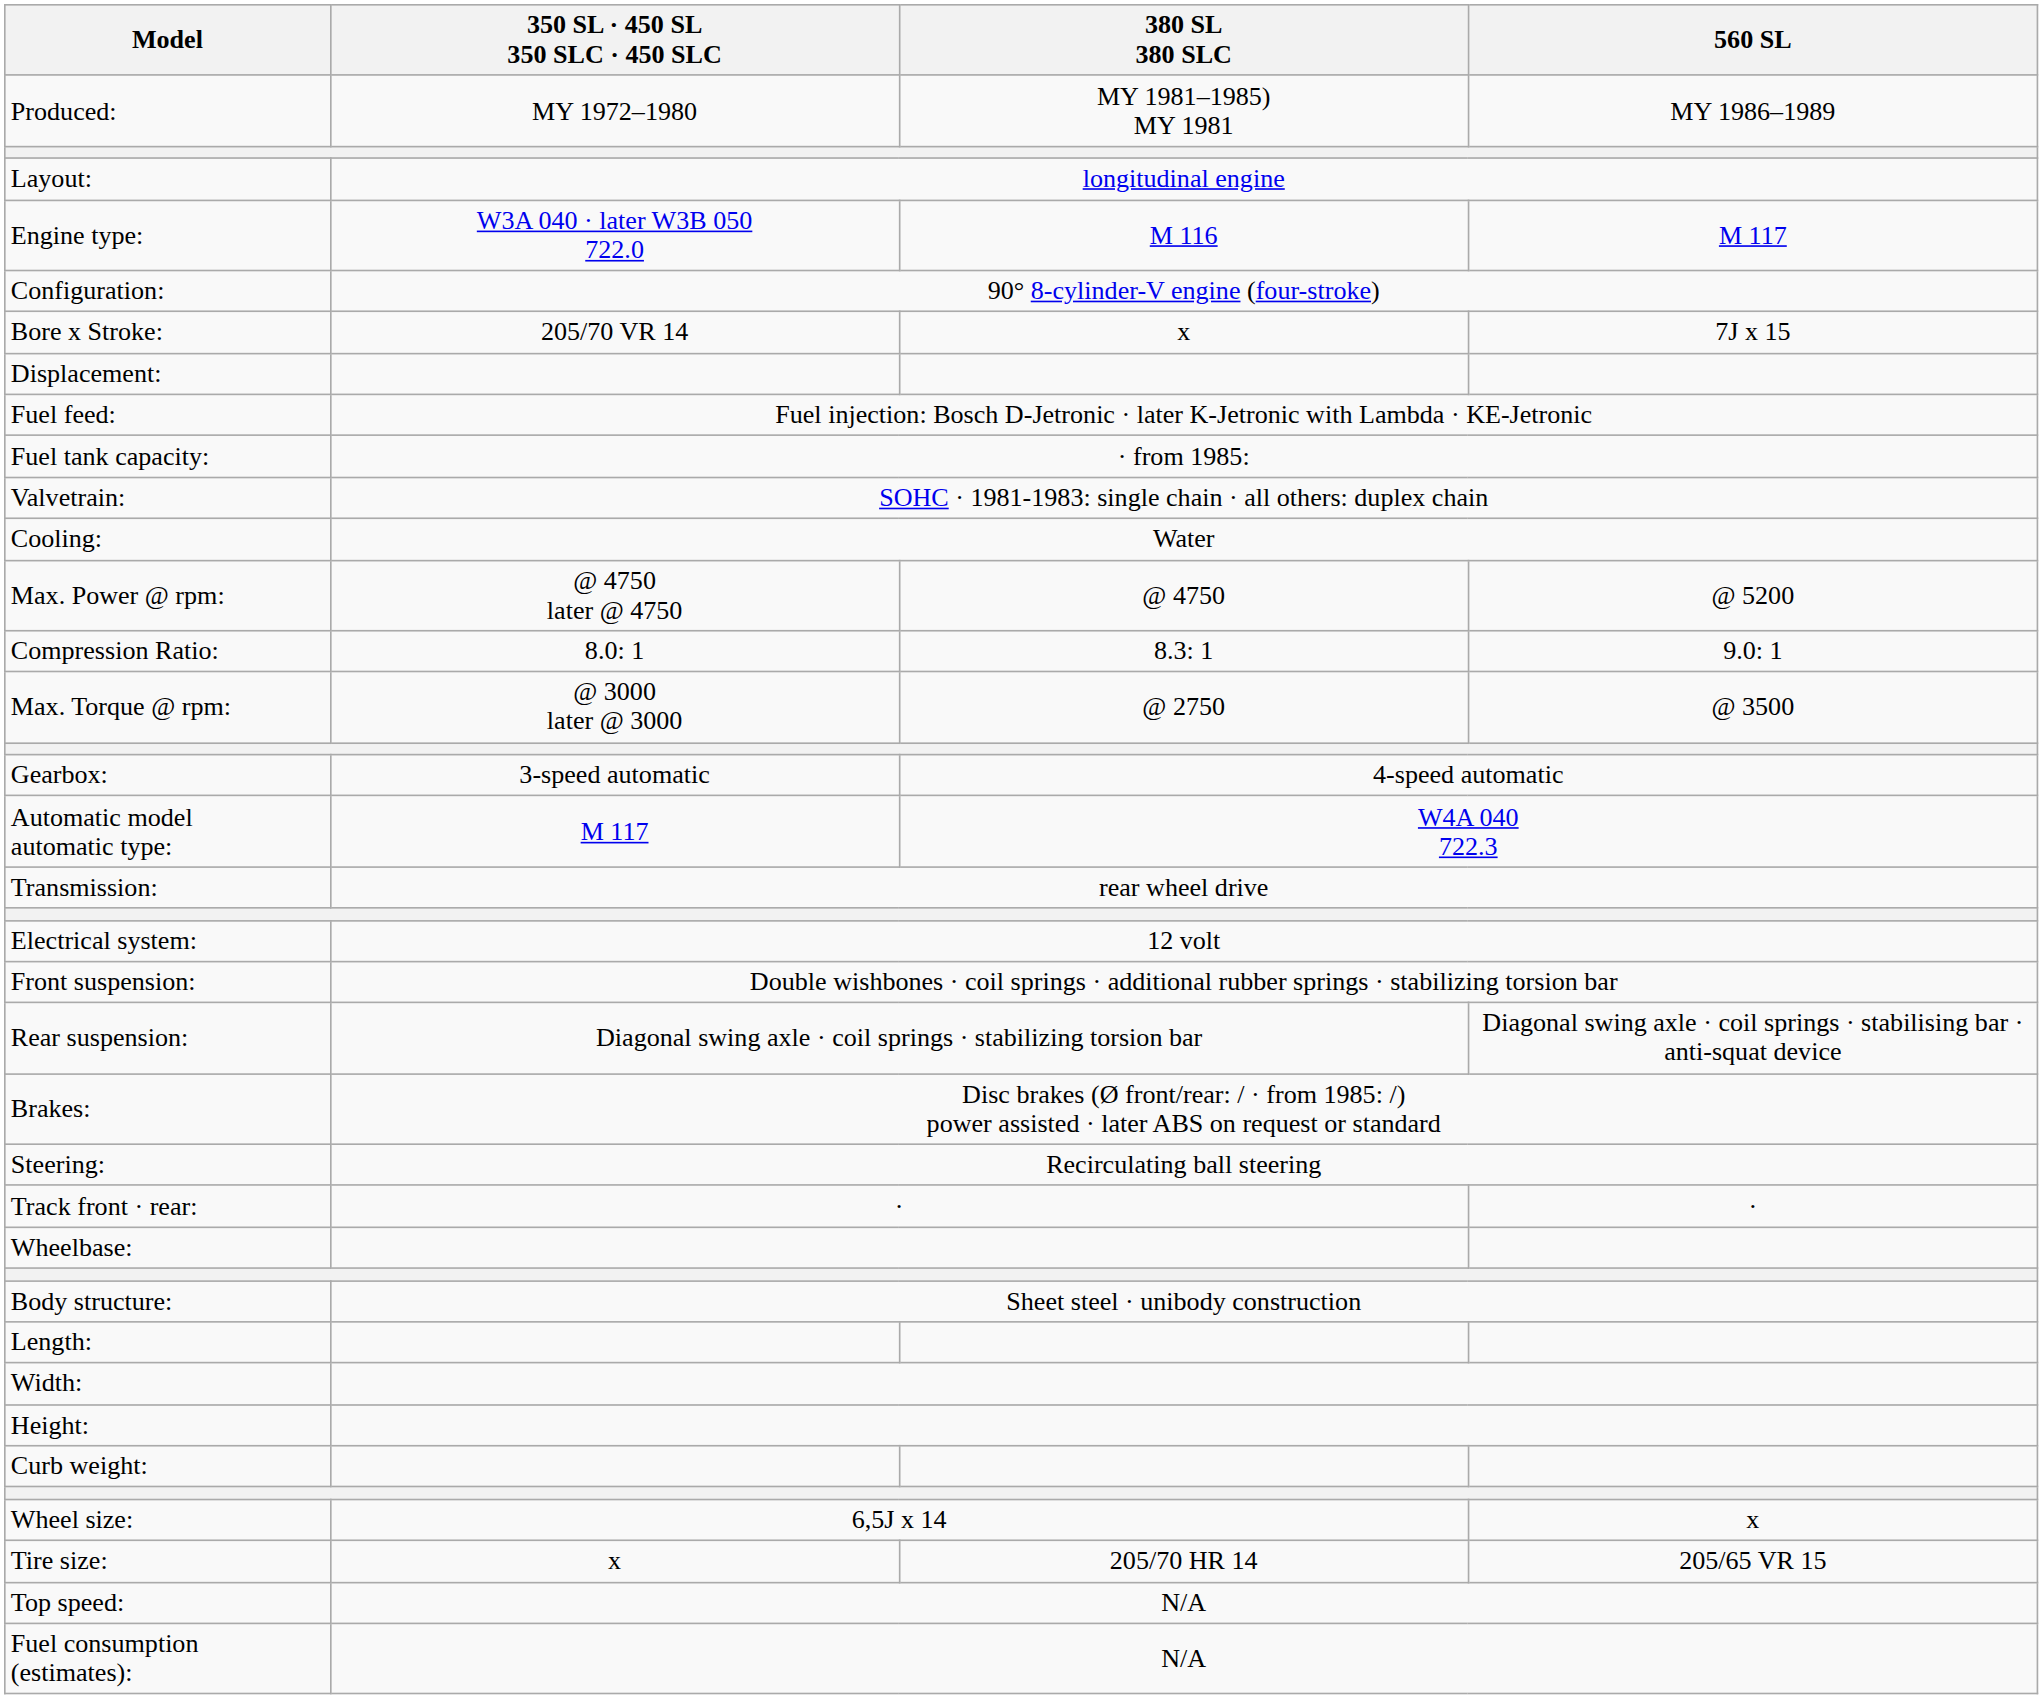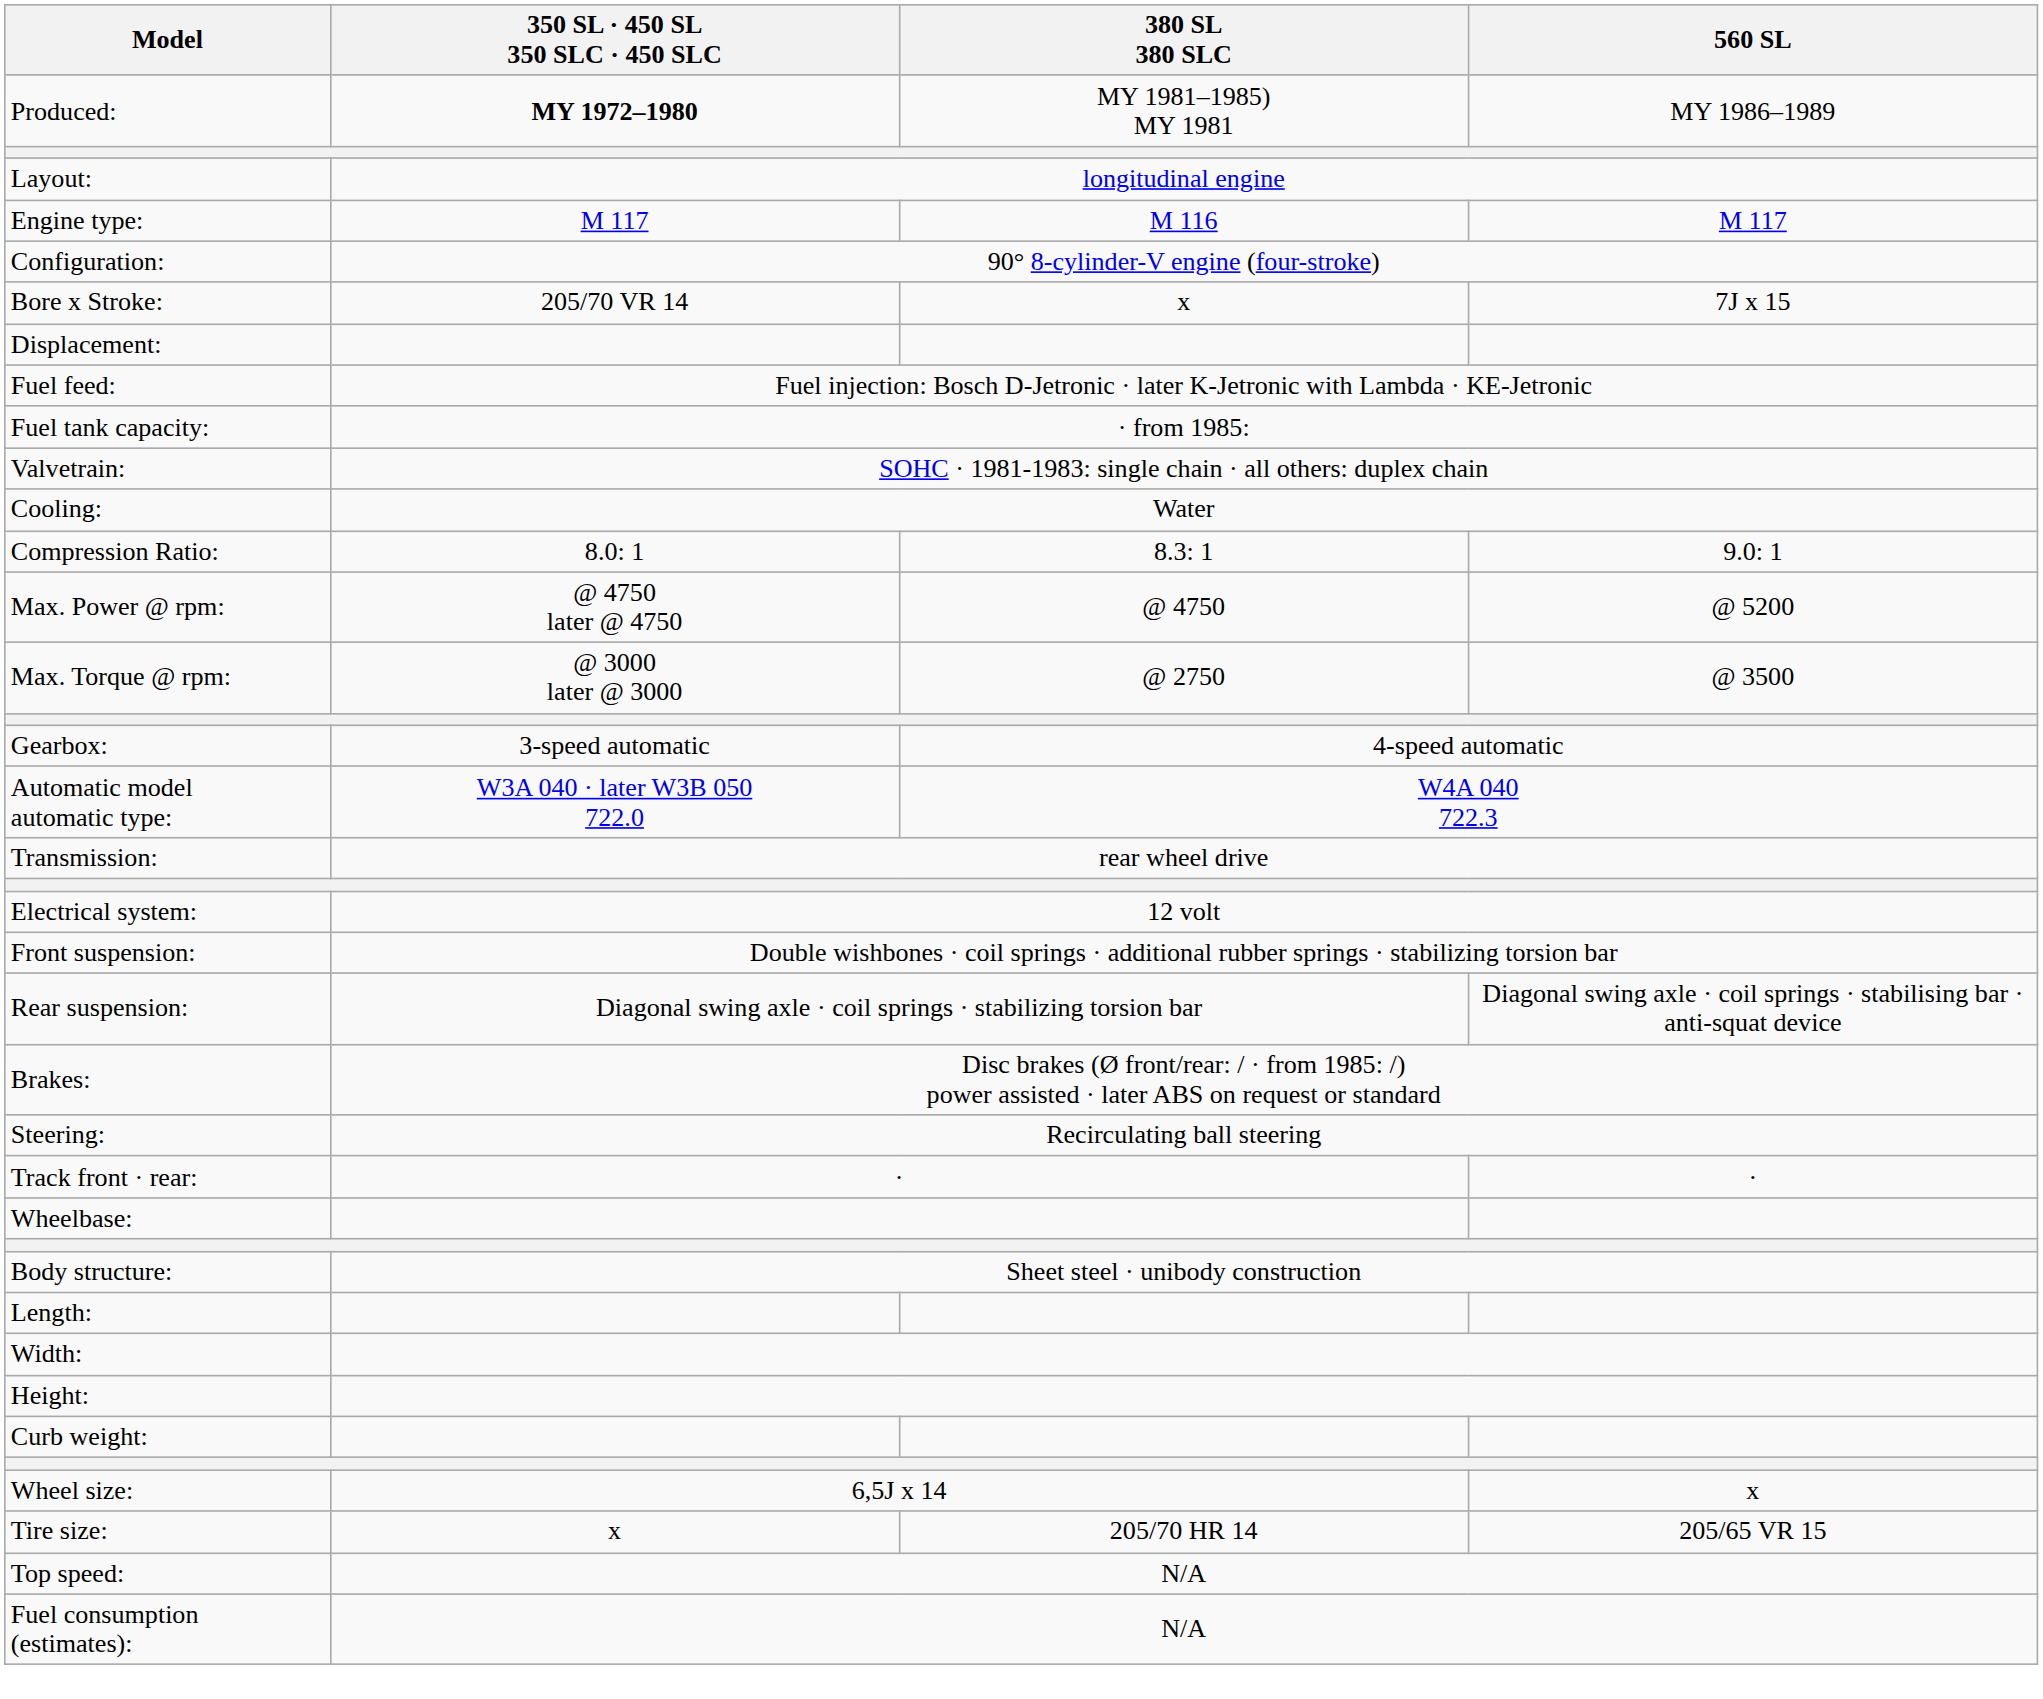(615, 110) normal -> (615, 110) bold
(615, 234) W3A 040 · later W3B 050 722.0 -> (615, 219) M 117
rows swapped: (115, 650) <-> (118, 594)
(615, 831) M 117 -> (615, 801) W3A 040 · later W3B 050 722.0
